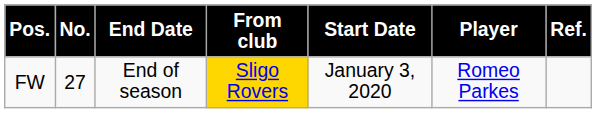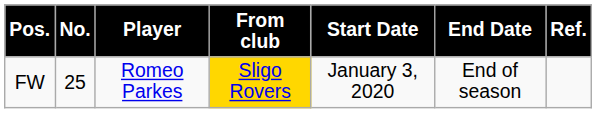columns swapped: (489, 30) <-> (151, 30)
(75, 82) 27 -> (75, 82) 25
